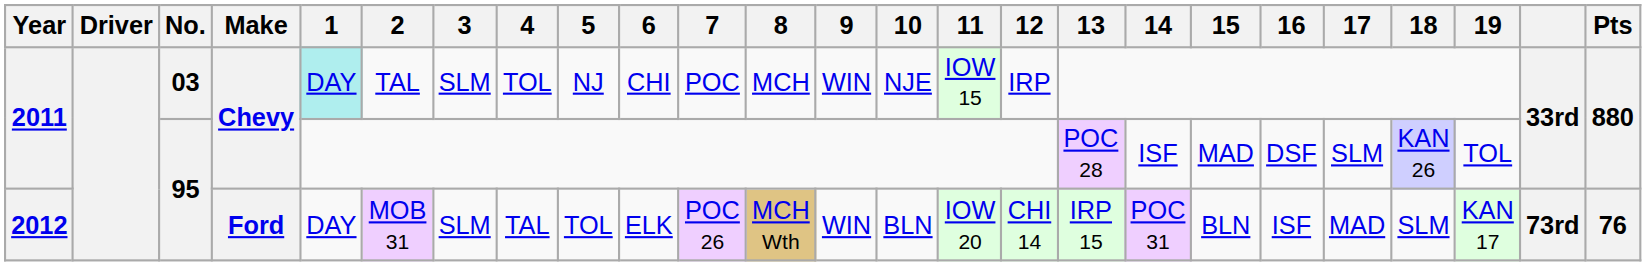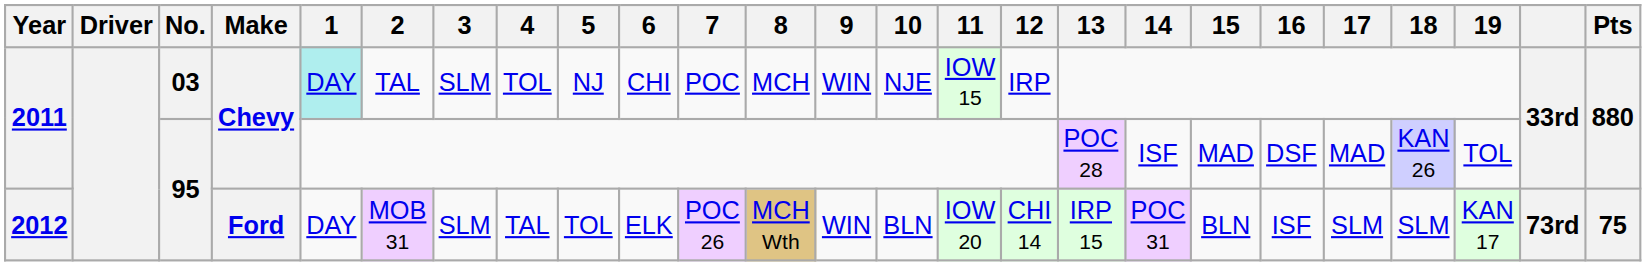(1357, 154) SLM -> (1357, 154) MAD
(1357, 225) MAD -> (1357, 225) SLM
(1613, 225) 76 -> (1613, 225) 75
